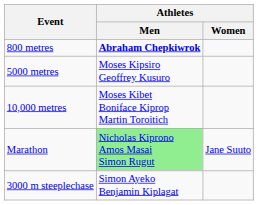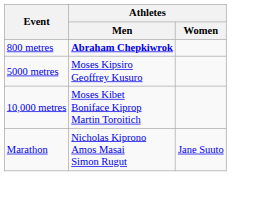(136, 149) lightgreen background -> (109, 149) no background
- row: (50, 185)
